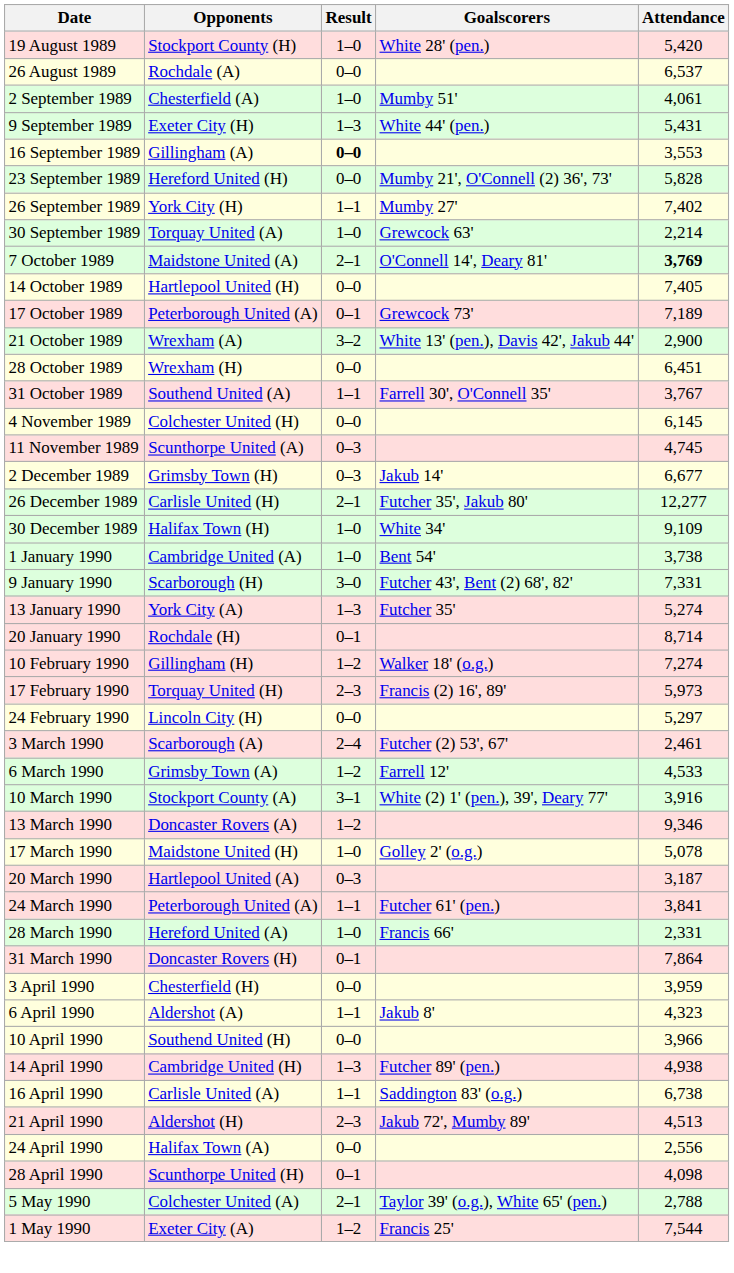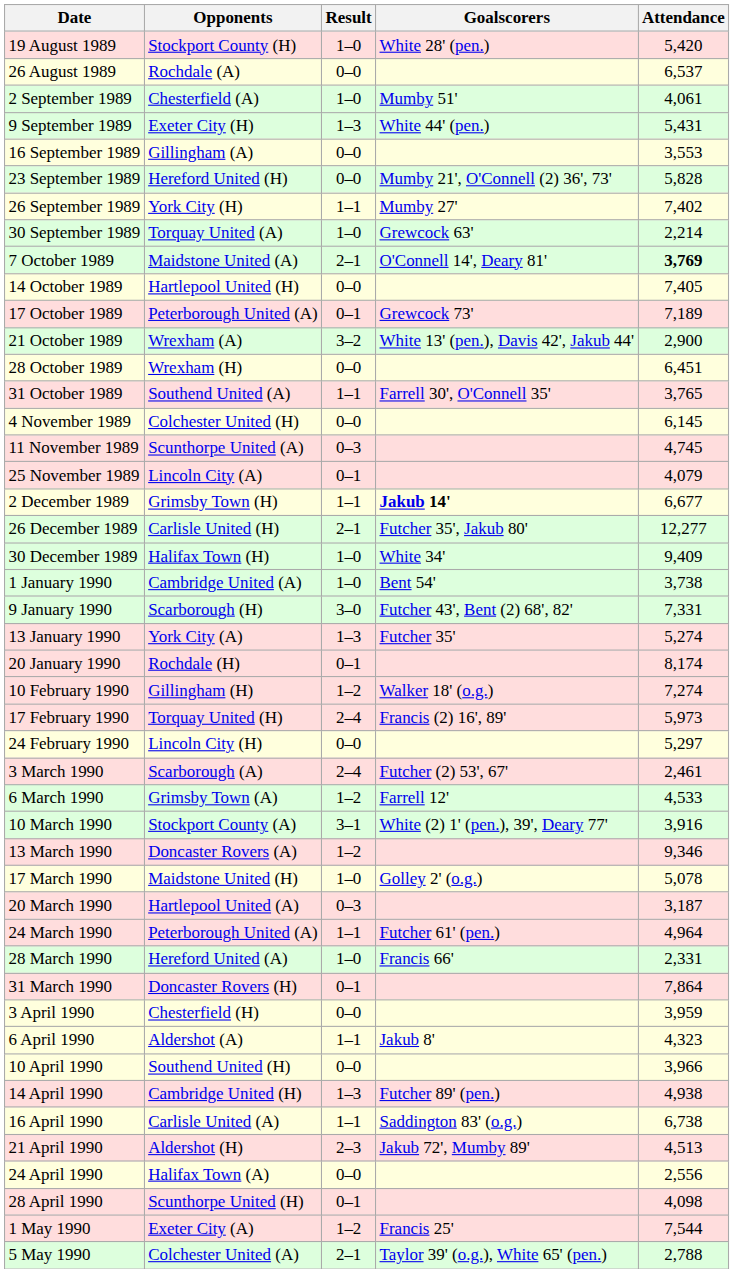(349, 152) bold -> (349, 152) normal
(683, 394) 3,767 -> (683, 394) 3,765
+ row: (74, 475)
(349, 475) 0–3 -> (349, 502) 1–1
(411, 475) normal -> (415, 502) bold
(683, 529) 9,109 -> (683, 555) 9,409
(683, 636) 8,714 -> (683, 663) 8,174
(349, 690) 2–3 -> (349, 717) 2–4
(683, 905) 3,841 -> (683, 932) 4,964
rows swapped: (49, 1228) <-> (49, 1201)
